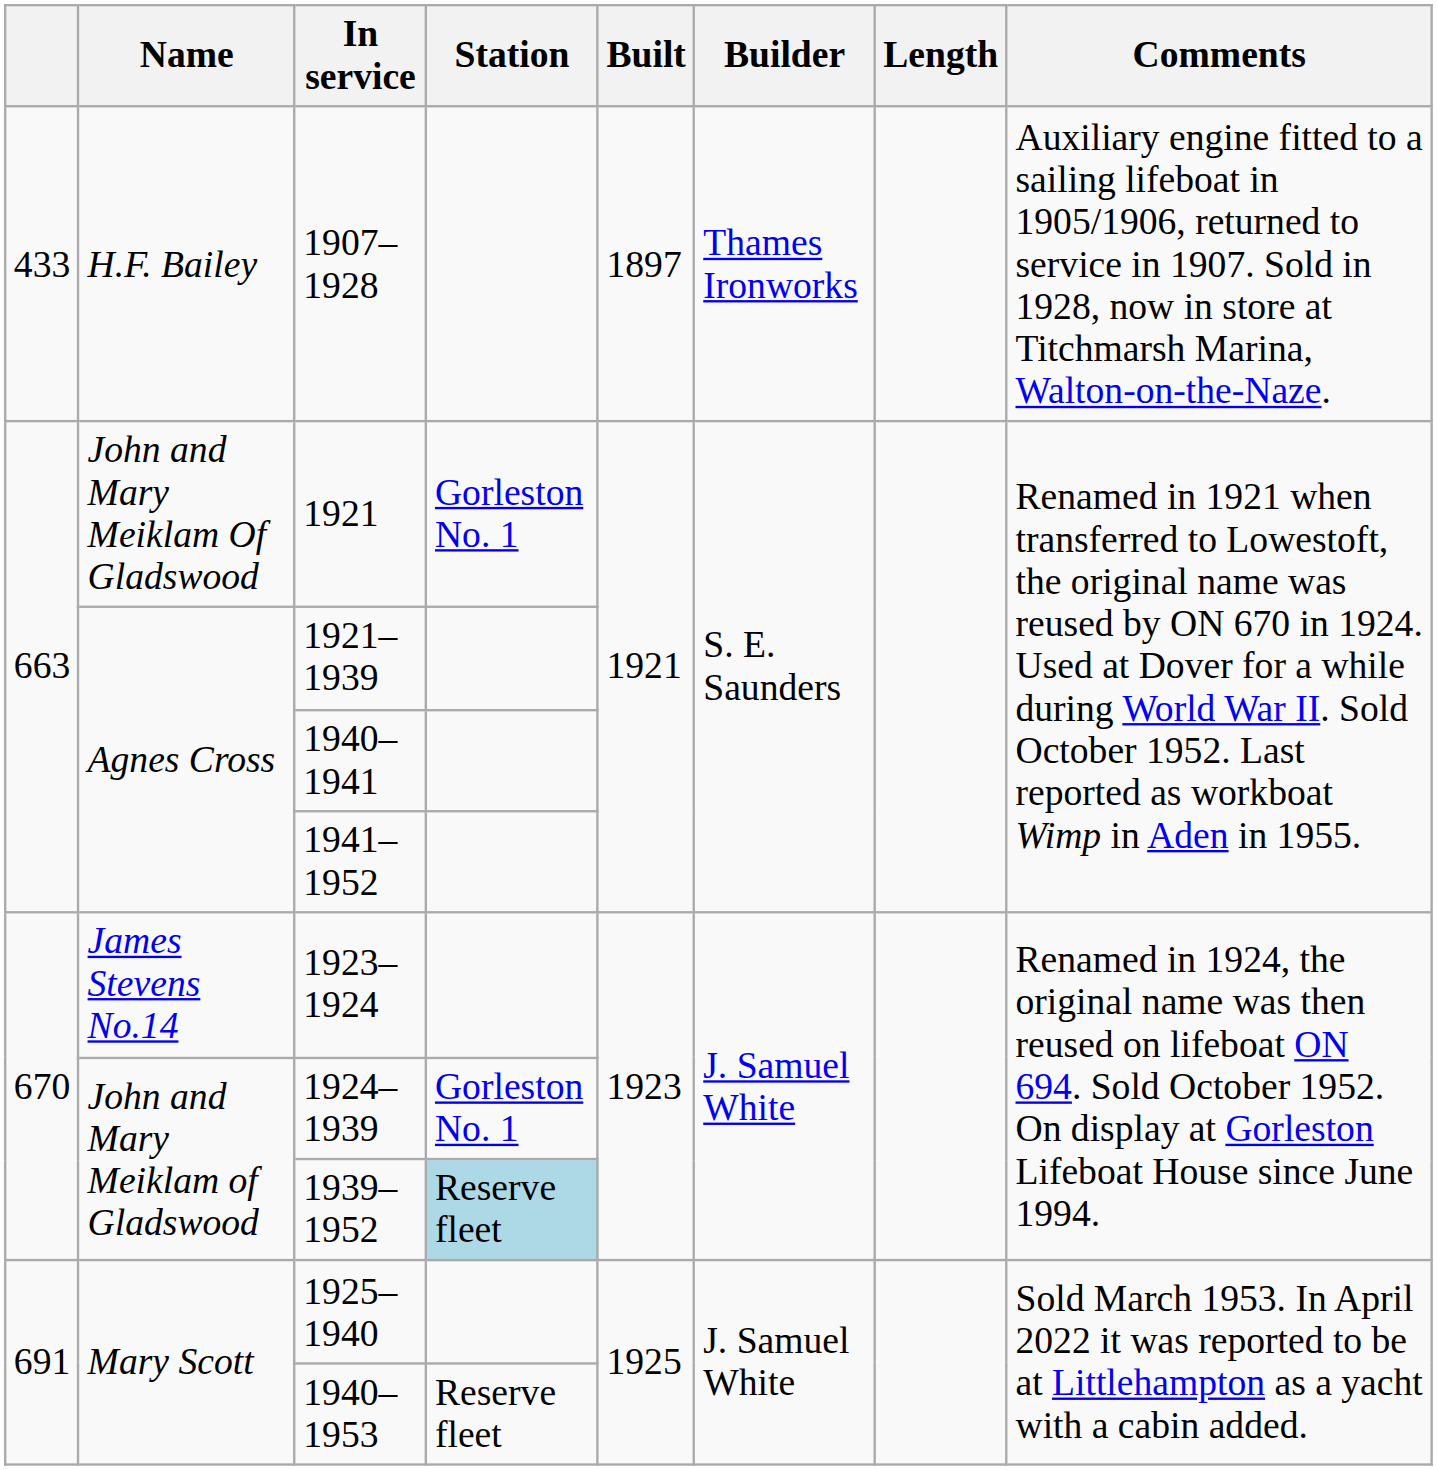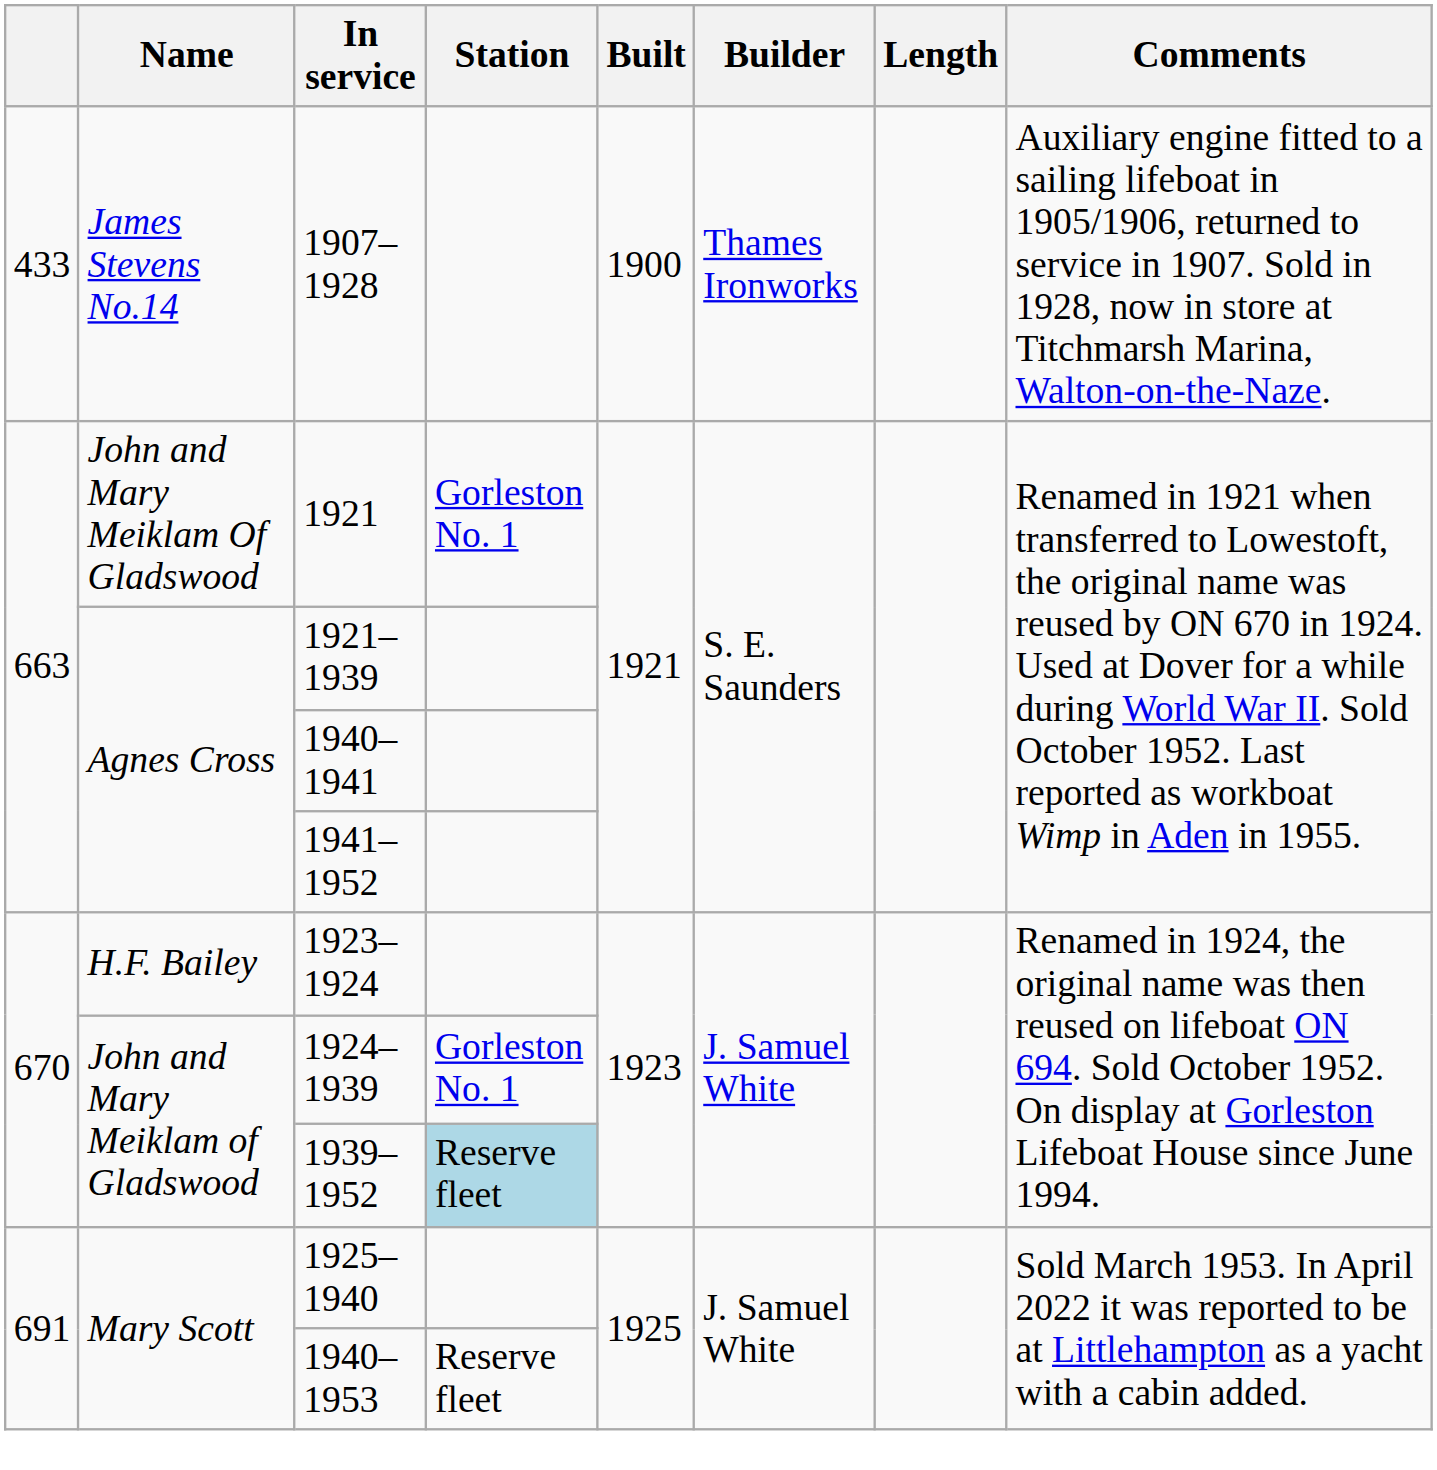(172, 263) H.F. Bailey -> (144, 263) James Stevens No.14
(644, 263) 1897 -> (644, 263) 1900
(144, 984) James Stevens No.14 -> (172, 963) H.F. Bailey
